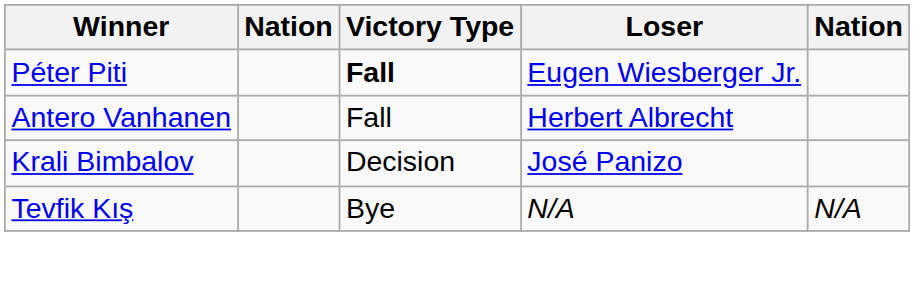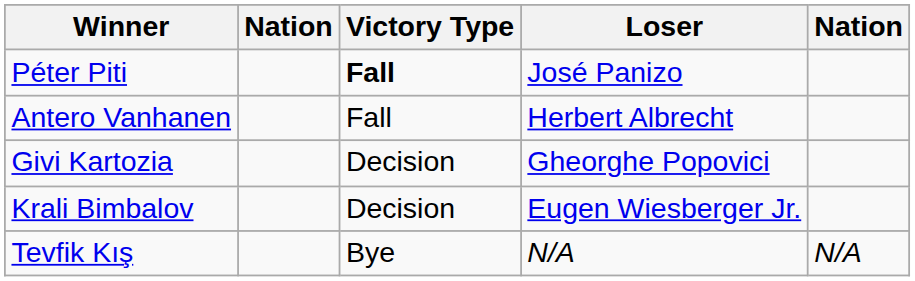(664, 72) Eugen Wiesberger Jr. -> (605, 72) José Panizo
+ row: (92, 162)
(605, 162) José Panizo -> (664, 207) Eugen Wiesberger Jr.
